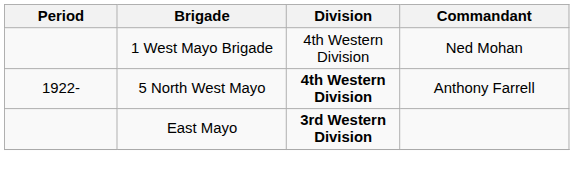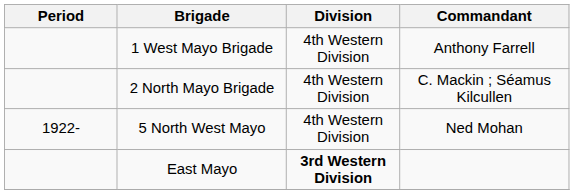(484, 48) Ned Mohan -> (484, 48) Anthony Farrell
+ row: (202, 88)
(343, 88) bold -> (343, 128) normal
(484, 88) Anthony Farrell -> (484, 128) Ned Mohan
